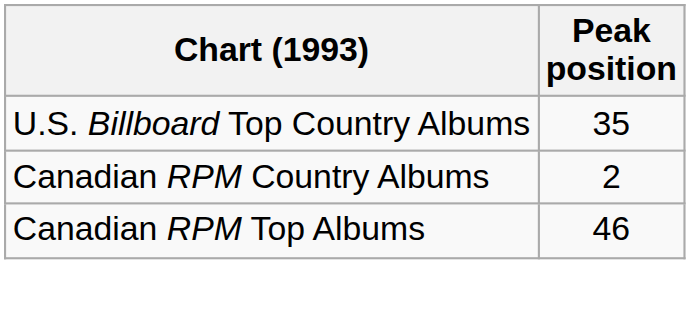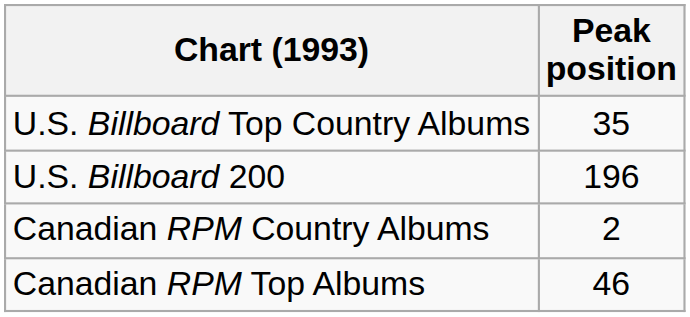+ row: (149, 176)
